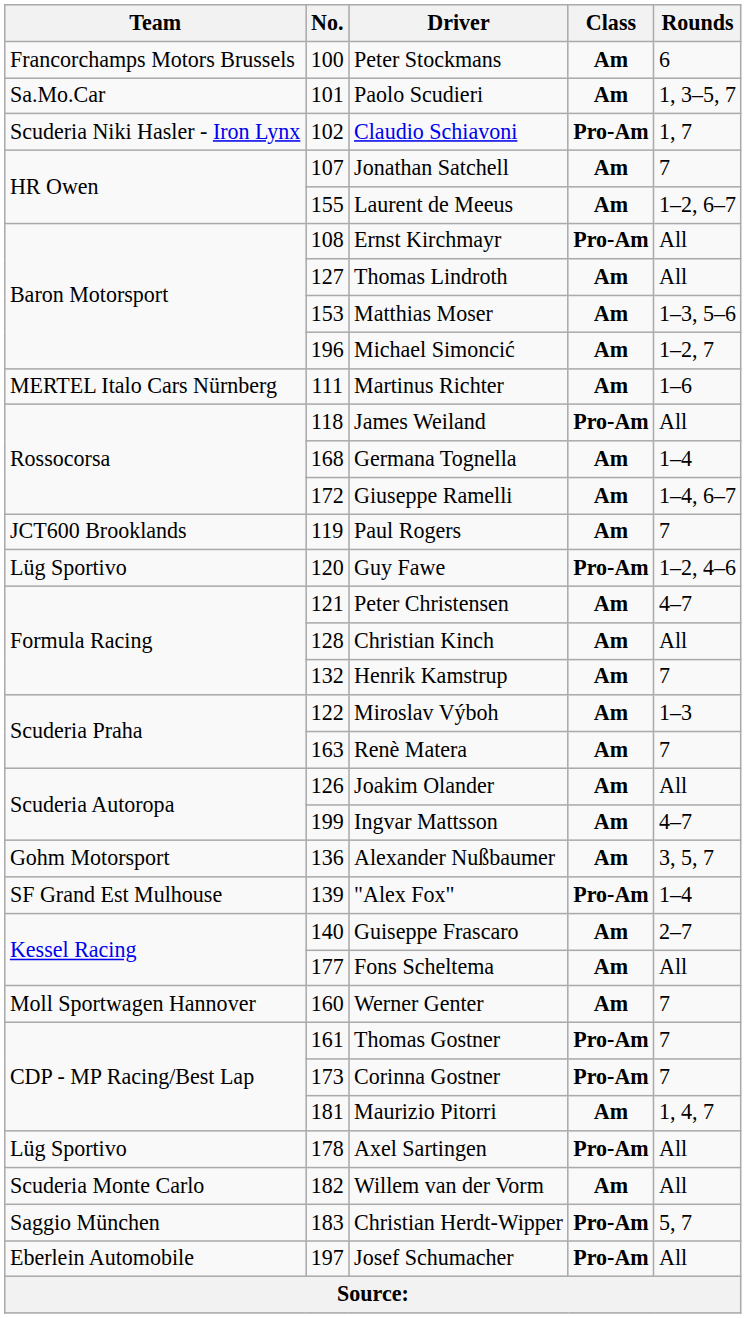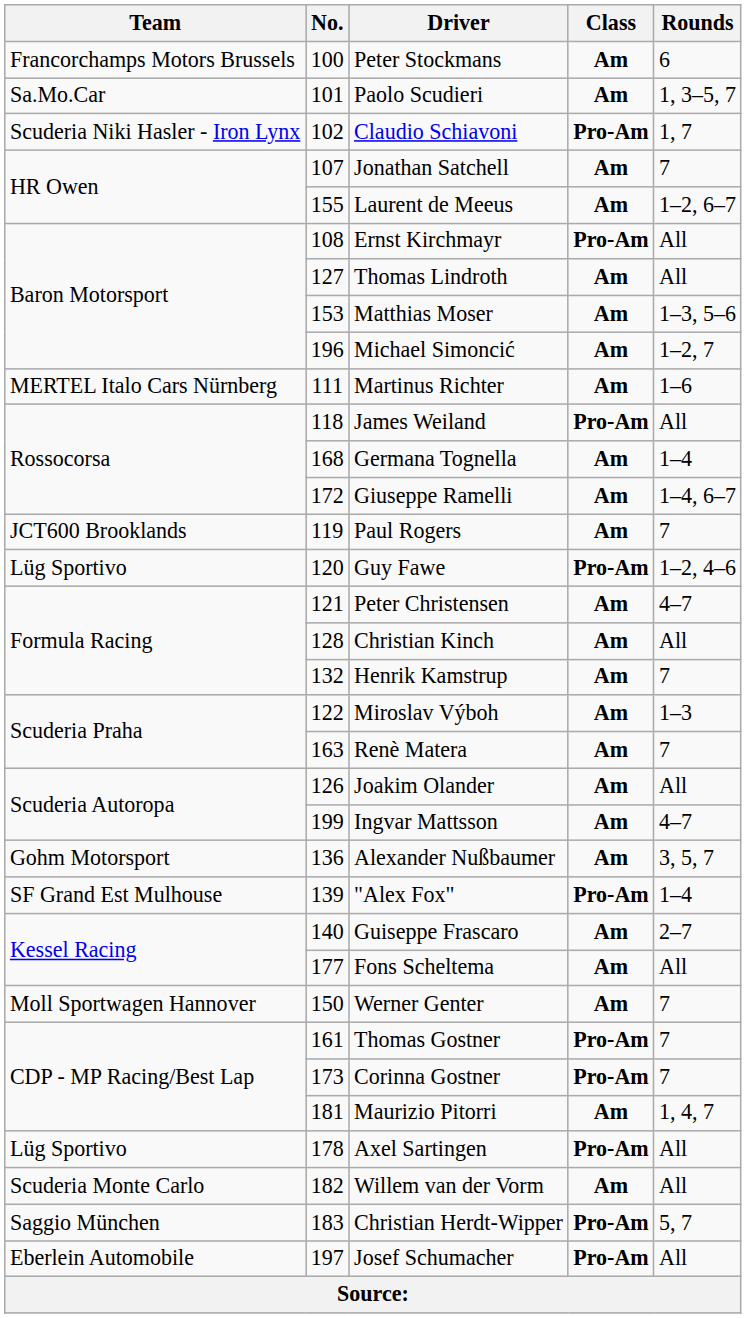(327, 1004) 160 -> (327, 1004) 150
